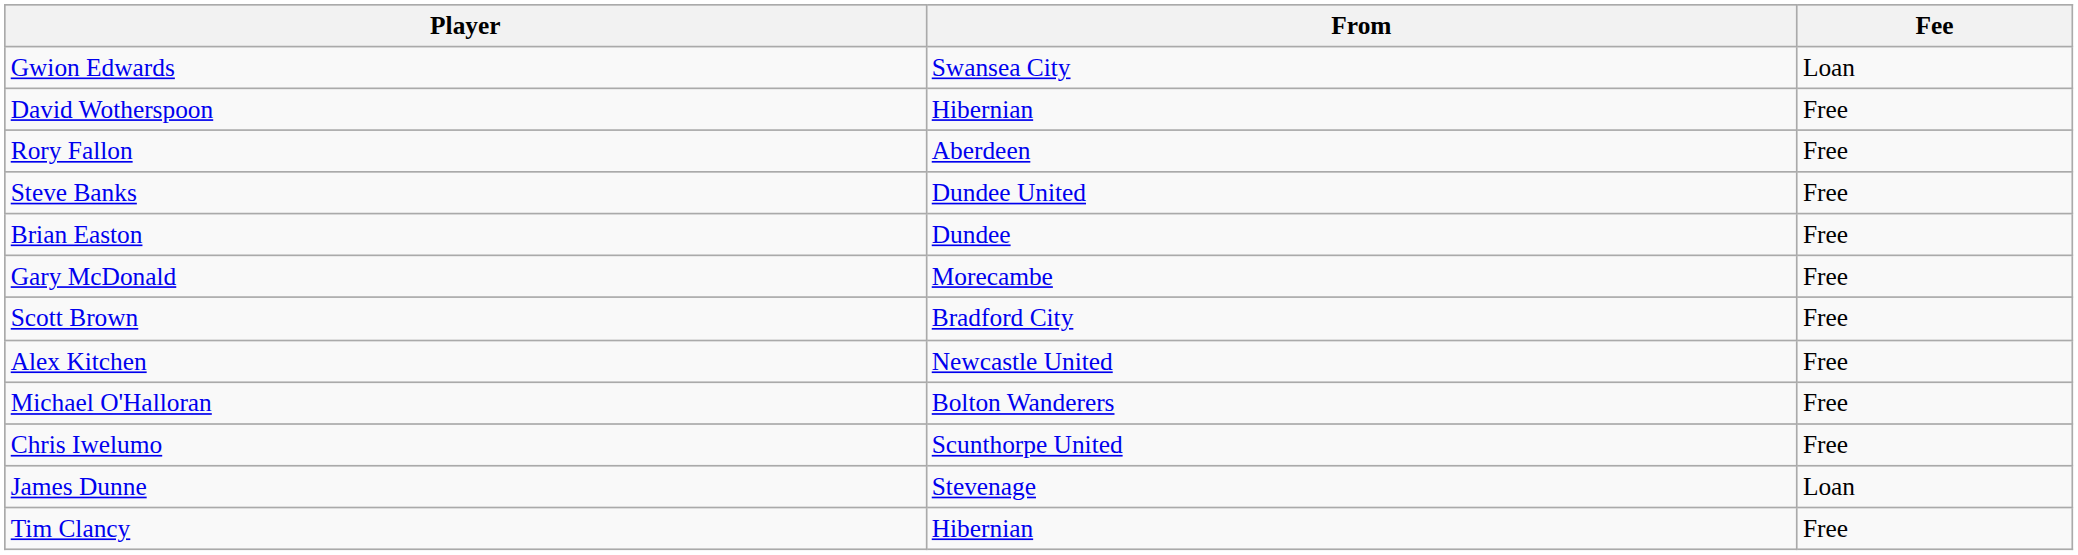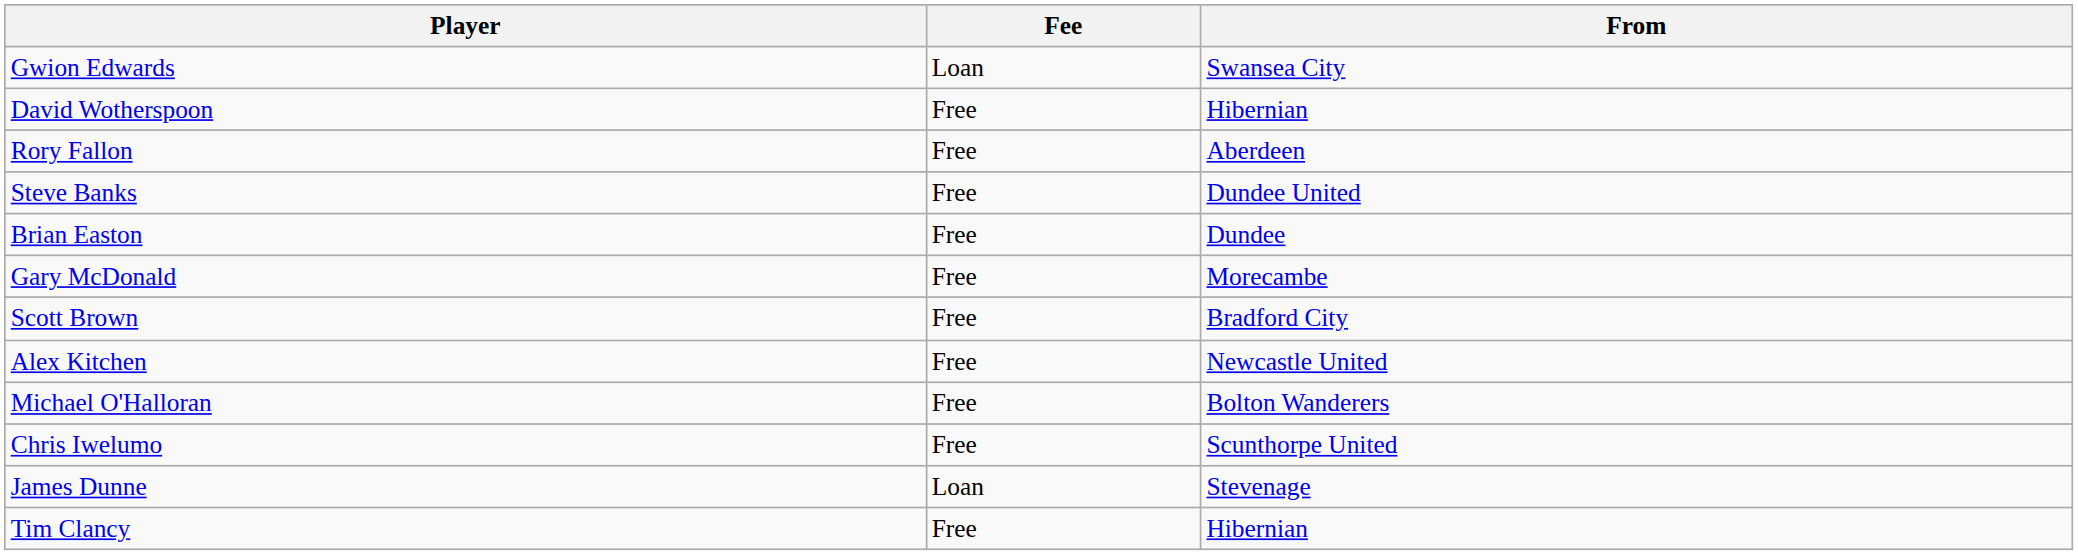columns swapped: (1361, 25) <-> (1934, 25)
